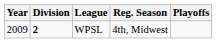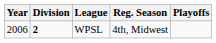(17, 29) 2009 -> (17, 29) 2006
